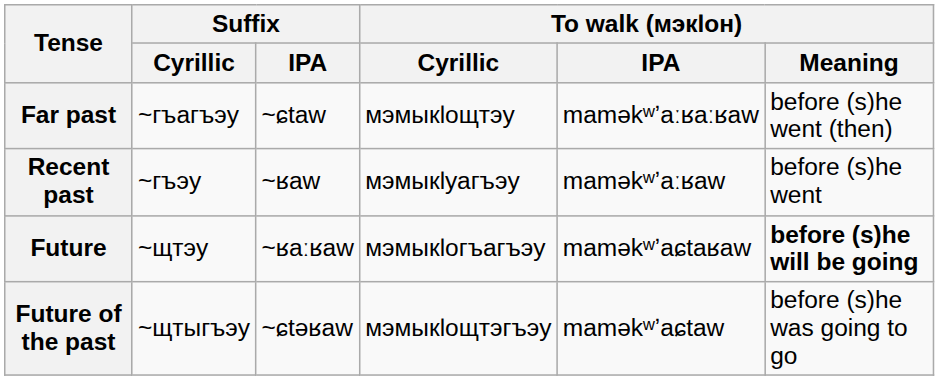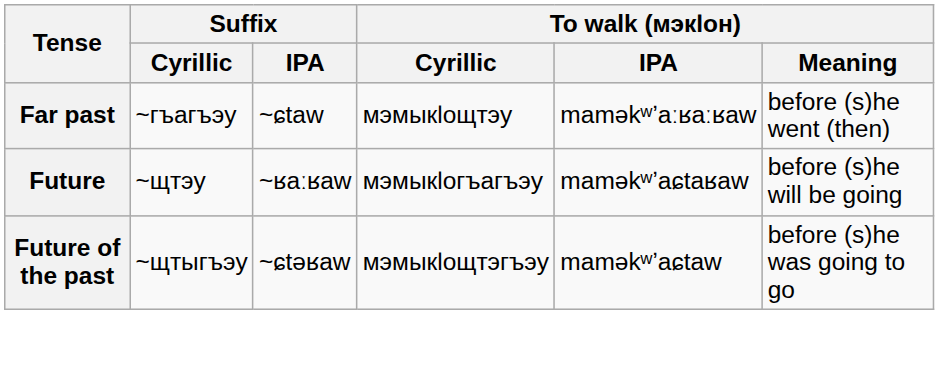- row: (69, 181)
(844, 248) bold -> (835, 181) normal
